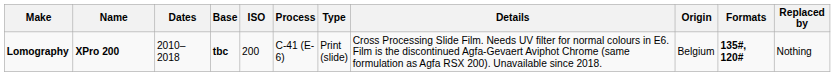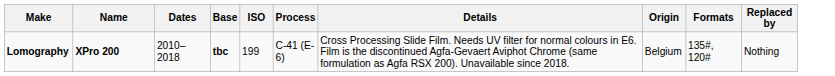- column: (334, 18)
(251, 51) 200 -> (251, 51) 199
(733, 51) bold -> (701, 51) normal
